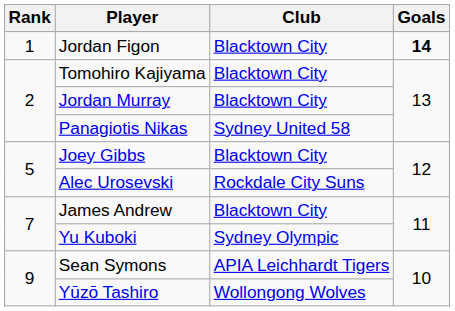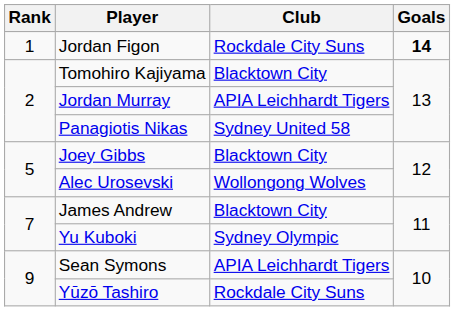(270, 45) Blacktown City -> (289, 45) Rockdale City Suns
(270, 100) Blacktown City -> (302, 100) APIA Leichhardt Tigers
(289, 182) Rockdale City Suns -> (290, 182) Wollongong Wolves
(290, 292) Wollongong Wolves -> (289, 292) Rockdale City Suns
